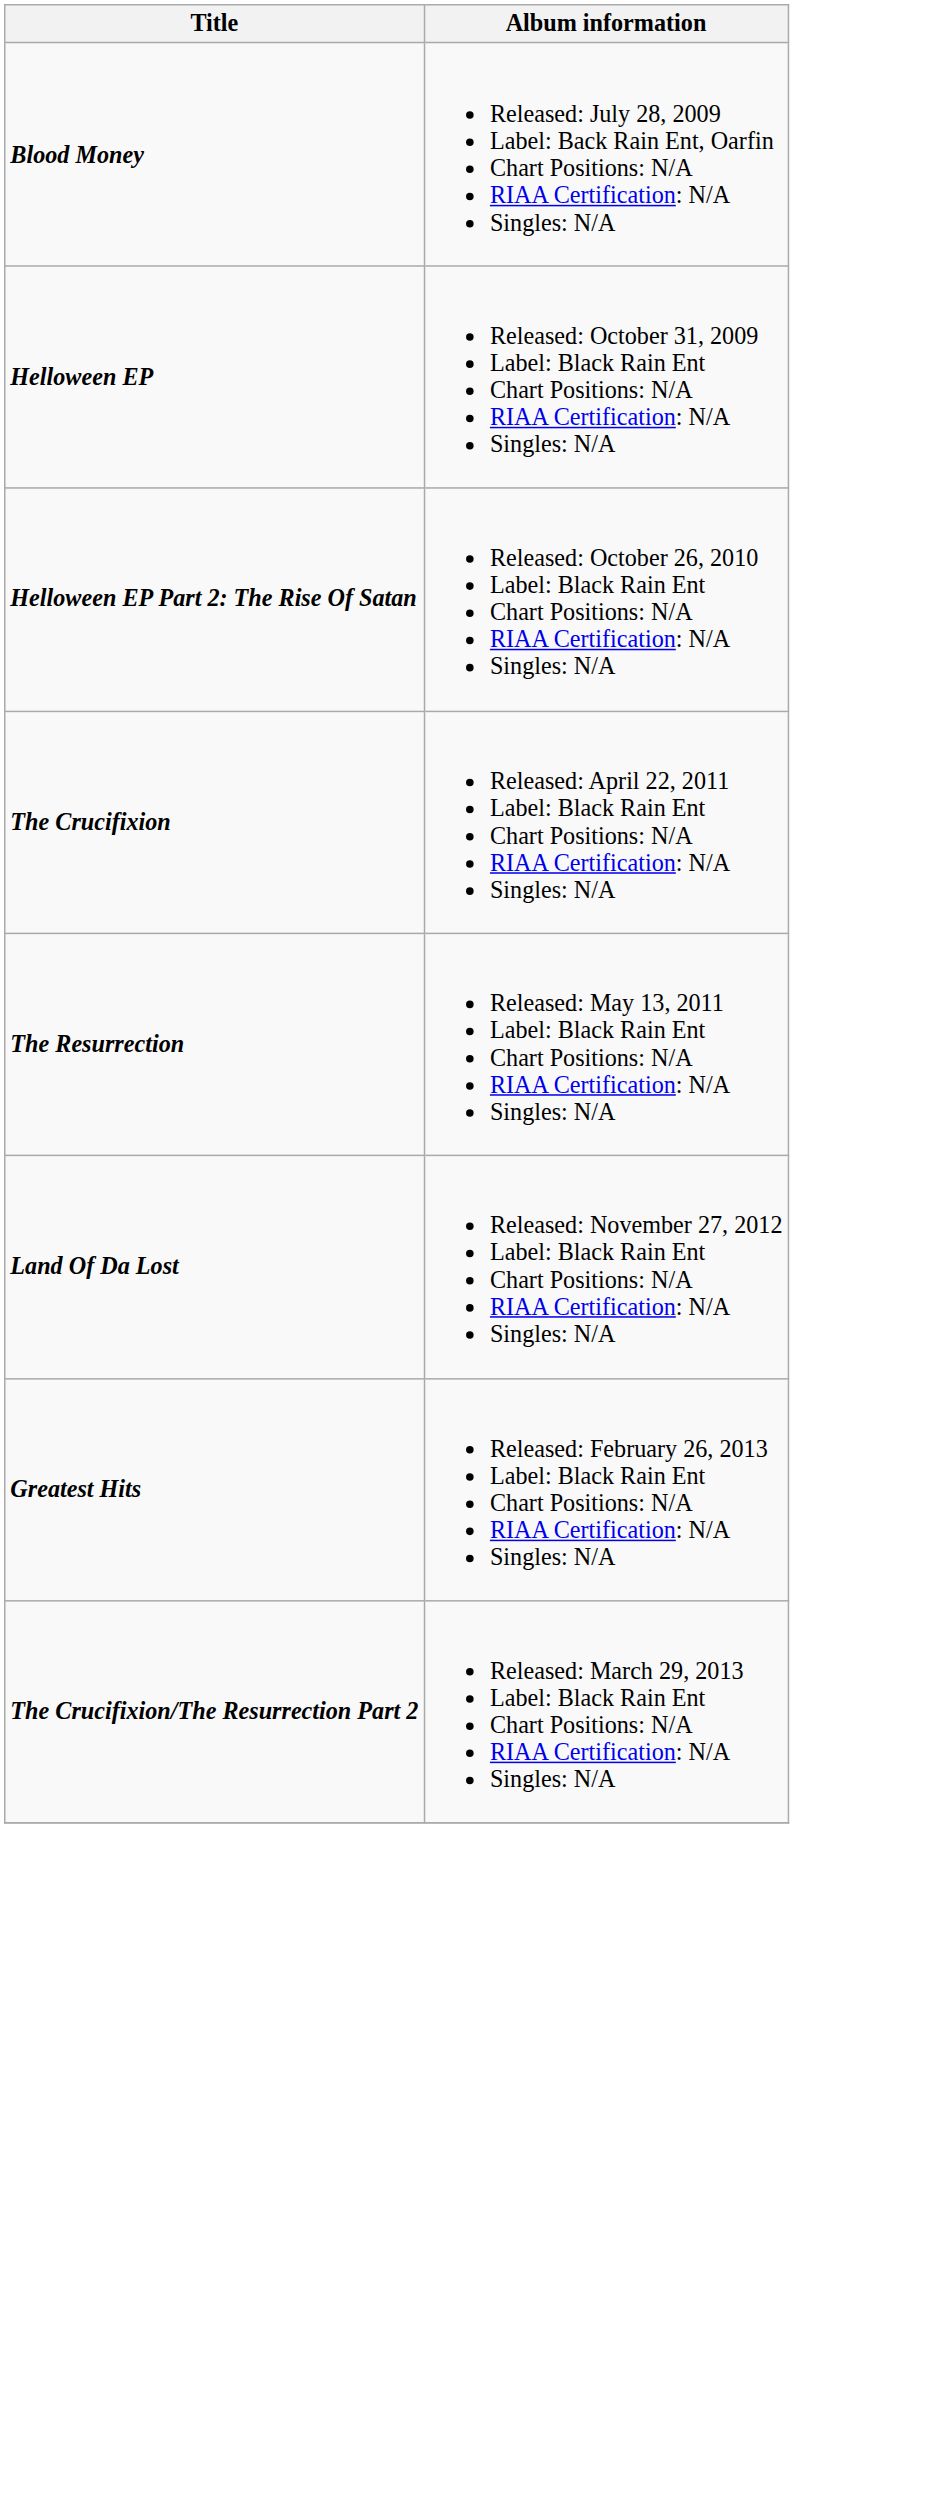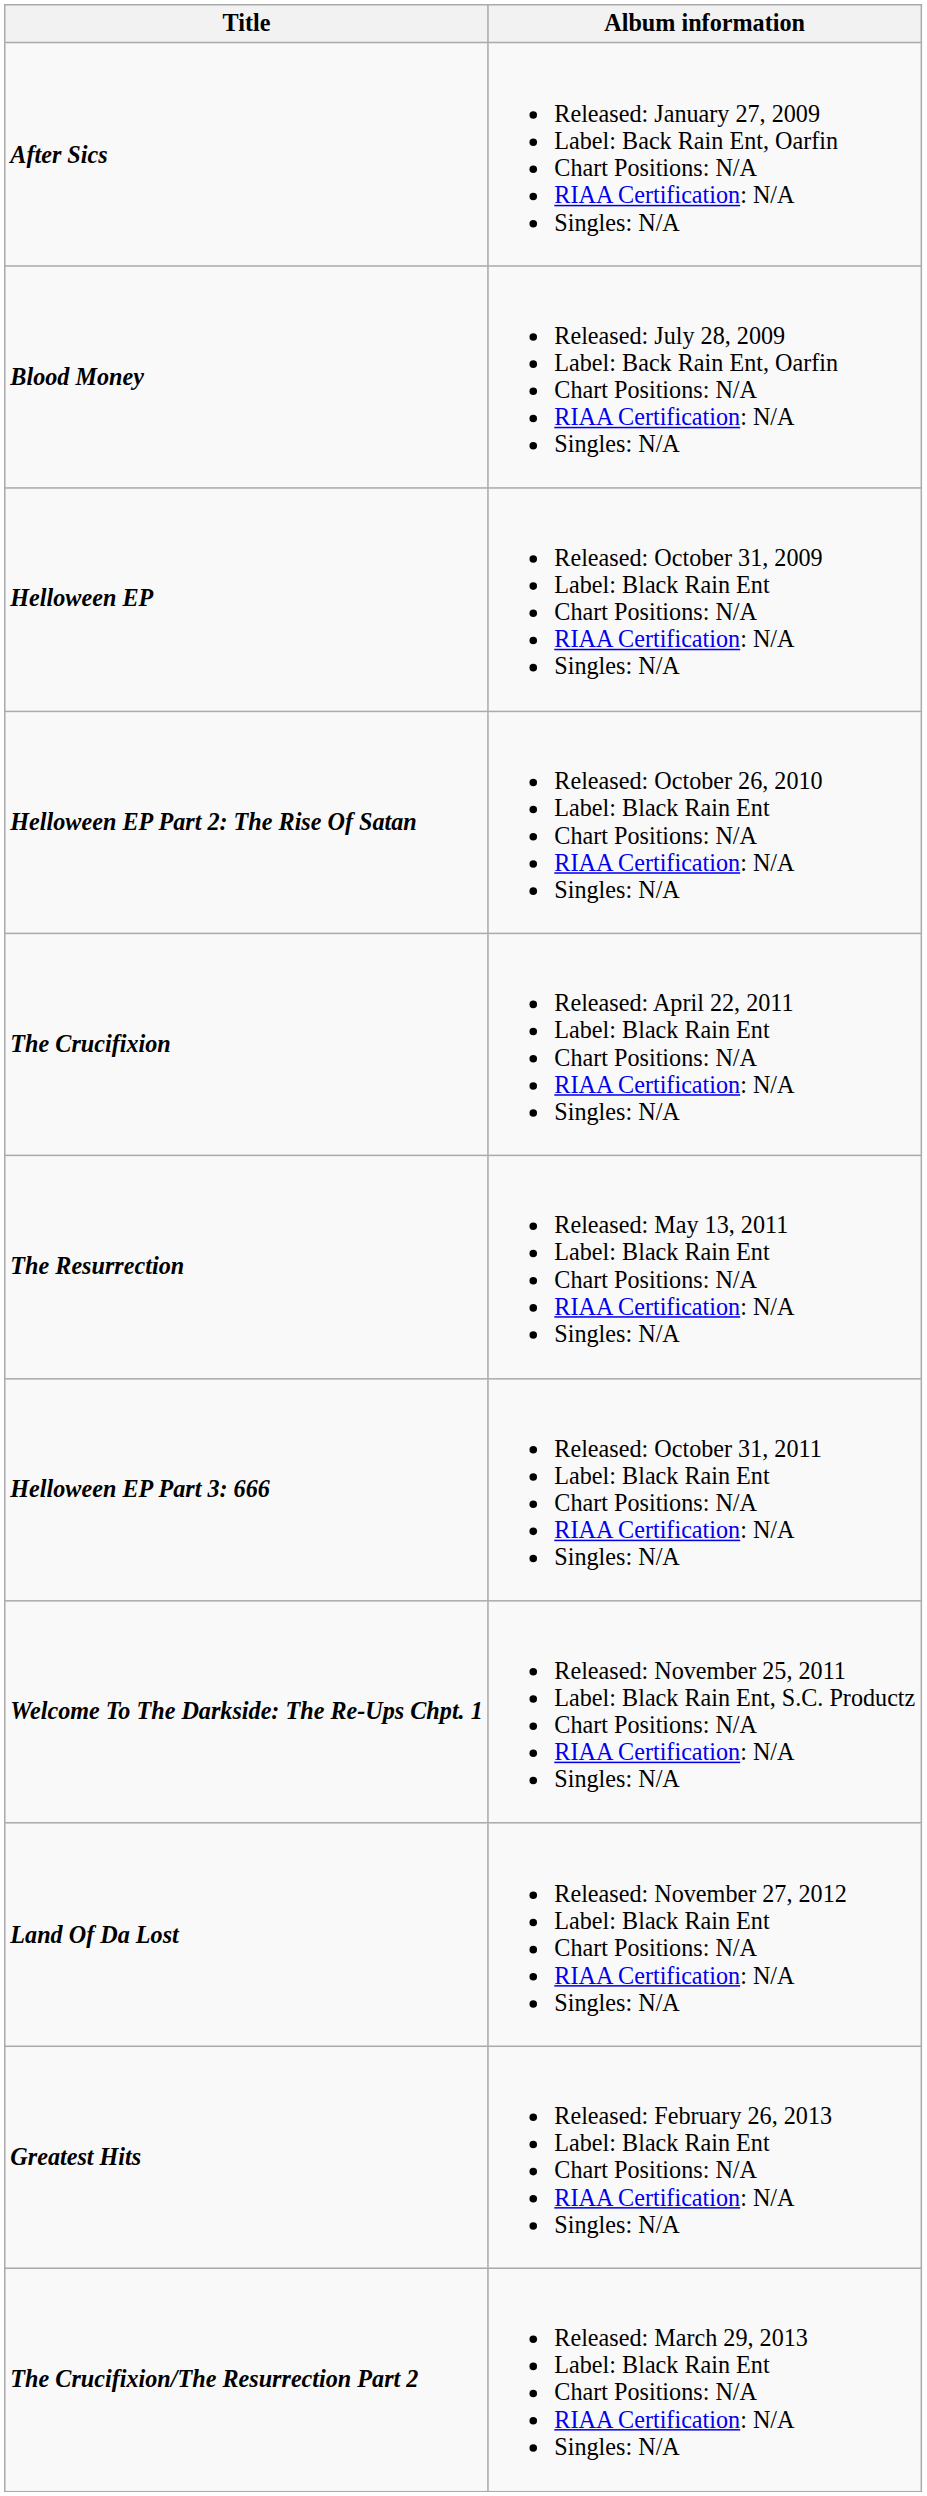+ row: (59, 154)
+ row: (140, 1489)
+ row: (247, 1711)
